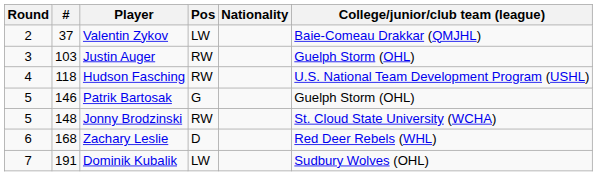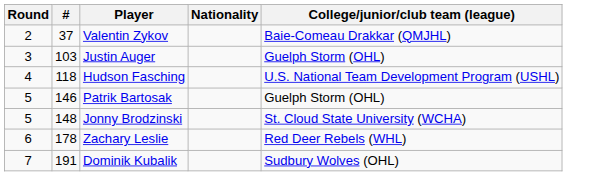- column: (203, 14)
(66, 139) 168 -> (66, 139) 178
